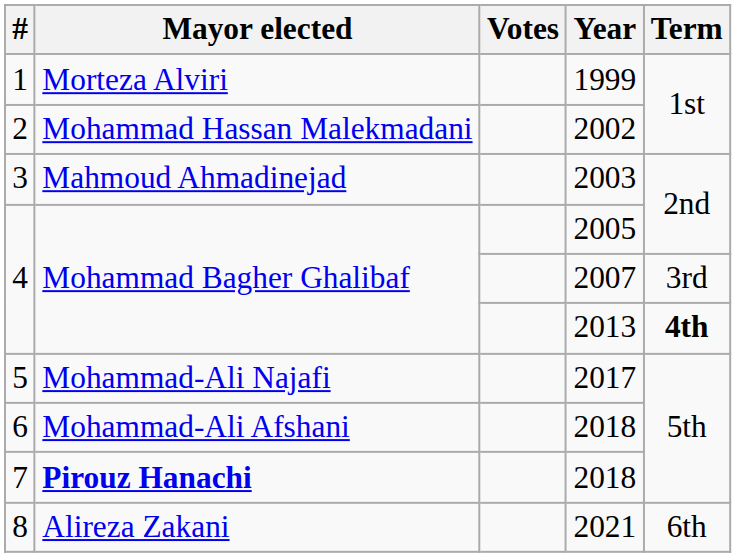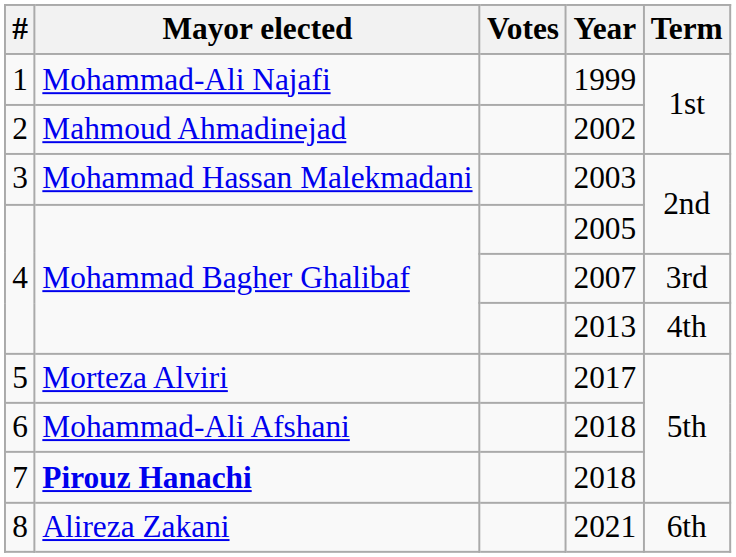(135, 79) Morteza Alviri -> (186, 79) Mohammad-Ali Najafi
(257, 128) Mohammad Hassan Malekmadani -> (194, 128) Mahmoud Ahmadinejad
(194, 178) Mahmoud Ahmadinejad -> (257, 178) Mohammad Hassan Malekmadani
(687, 327) bold -> (687, 327) normal
(186, 377) Mohammad-Ali Najafi -> (135, 377) Morteza Alviri
